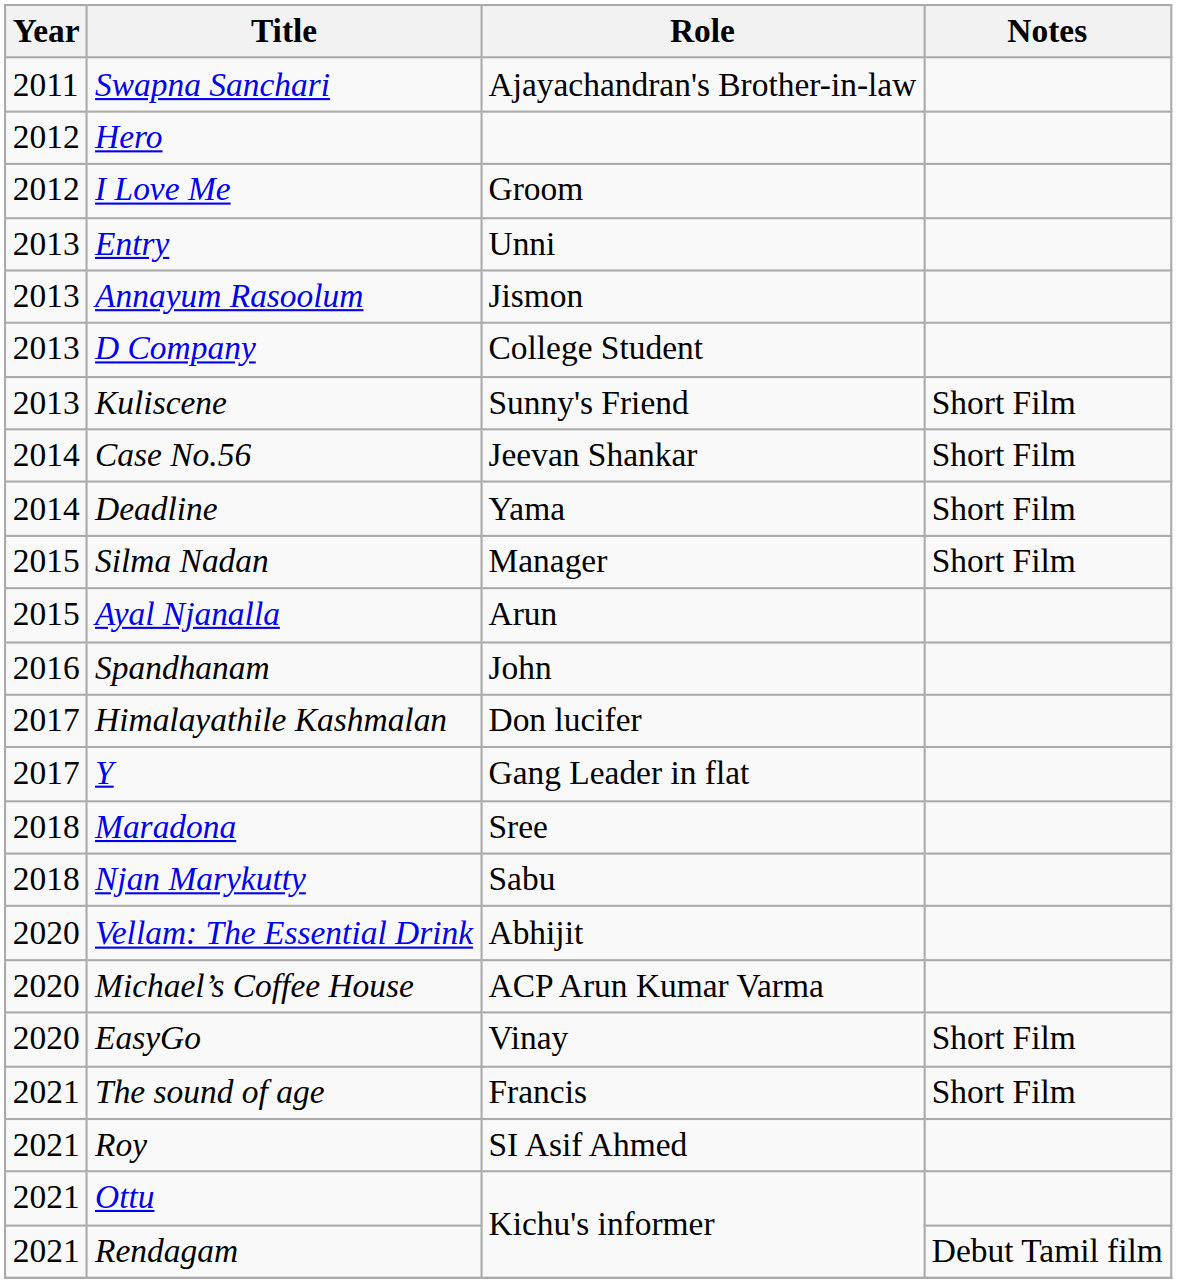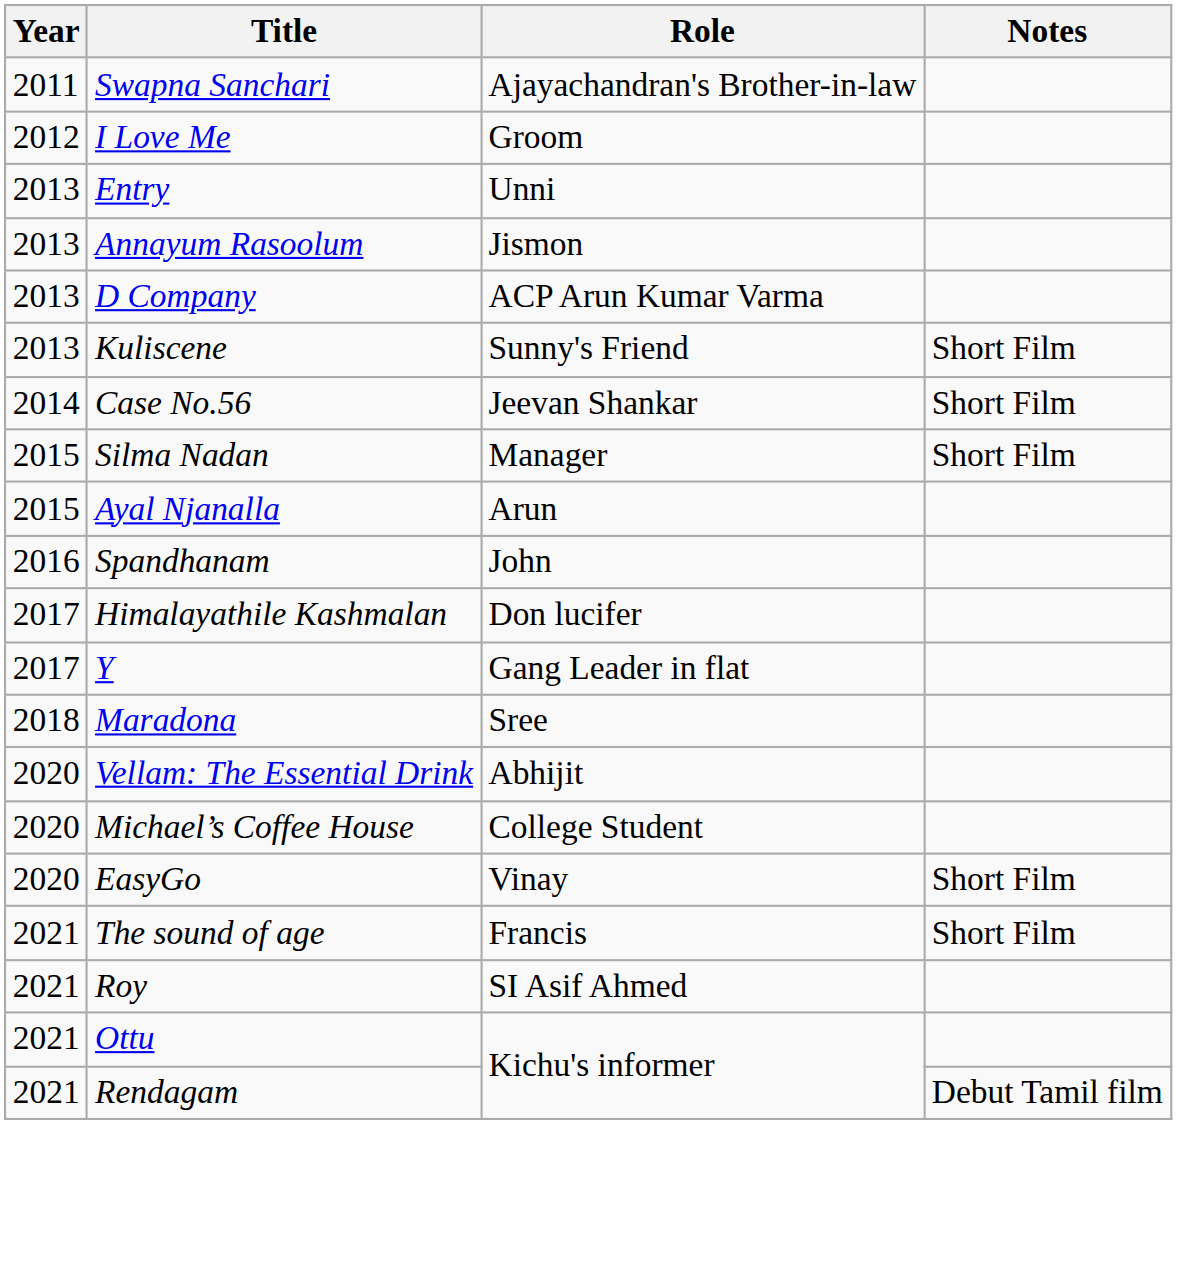- row: (129, 137)
(596, 349) College Student -> (656, 296) ACP Arun Kumar Varma
- row: (156, 508)
- row: (200, 879)
(656, 985) ACP Arun Kumar Varma -> (596, 826) College Student
